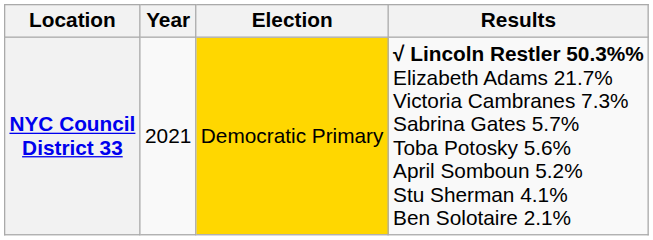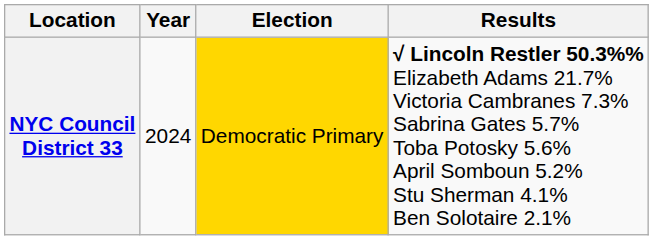(168, 135) 2021 -> (168, 135) 2024
